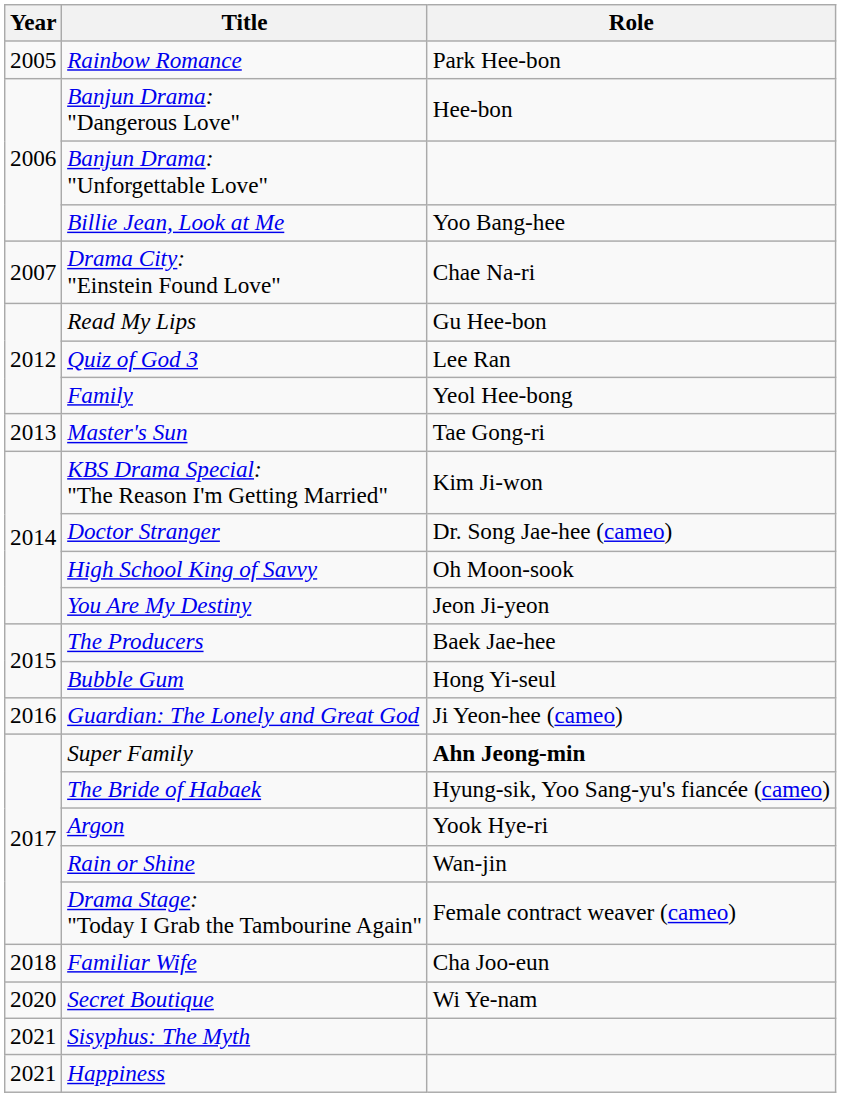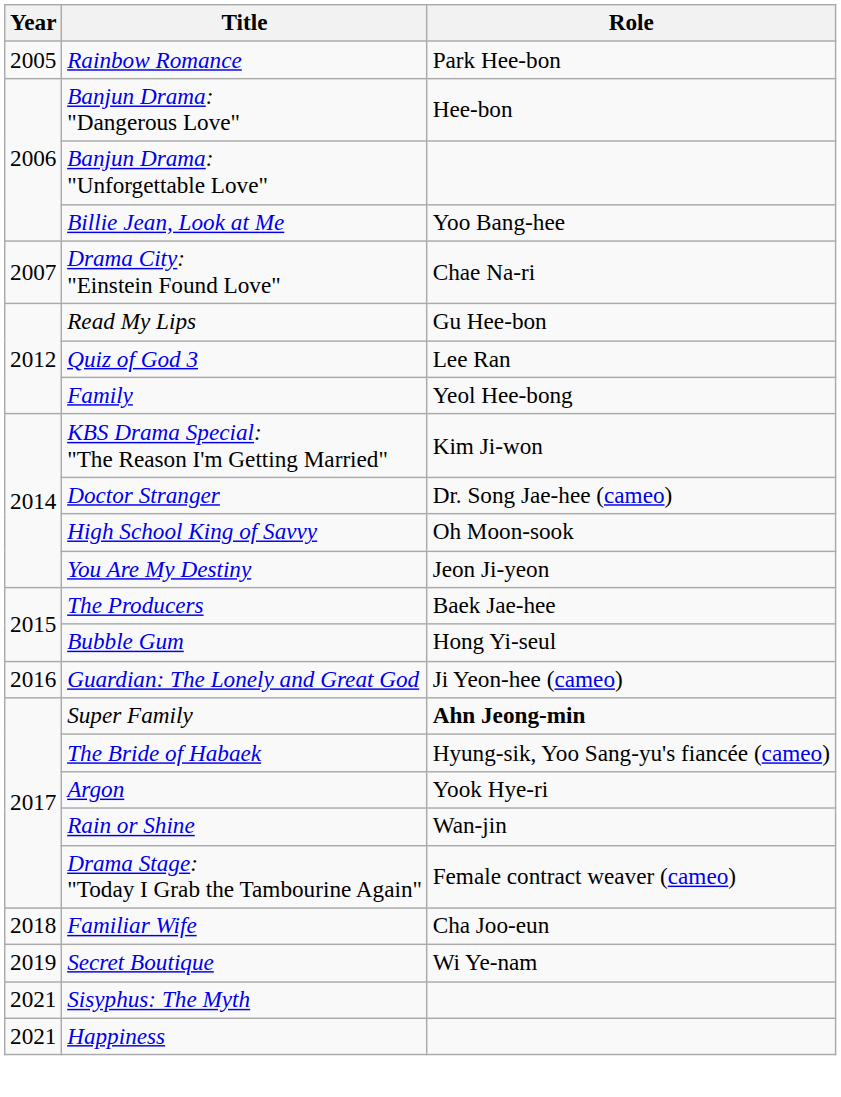- row: (127, 432)
(33, 999) 2020 -> (33, 962) 2019
